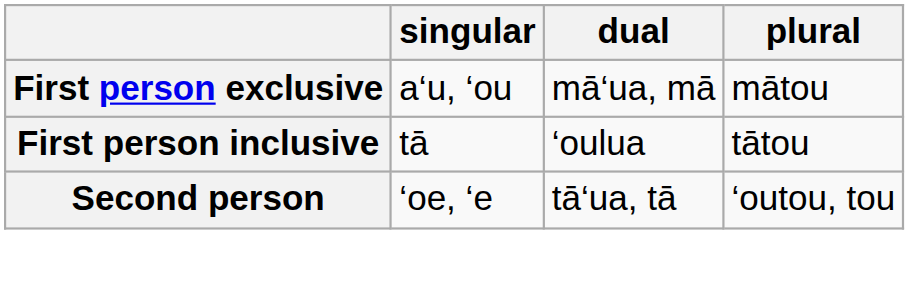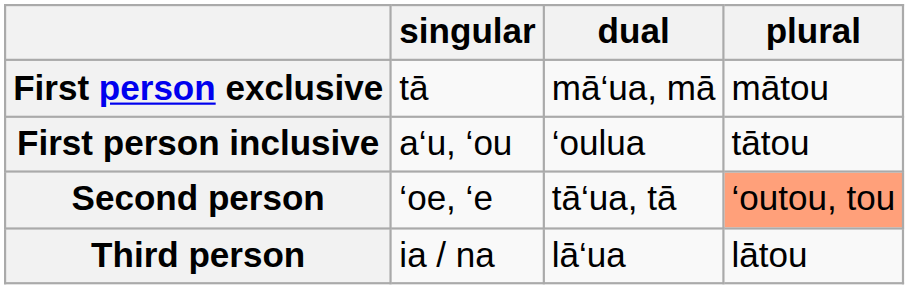(456, 87) a‘u, ‘ou -> (414, 87) tā
(414, 143) tā -> (456, 143) a‘u, ‘ou
(813, 198) no background -> (813, 198) lightsalmon background
+ row: (198, 254)
